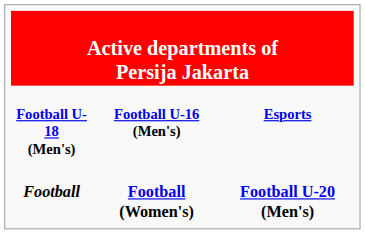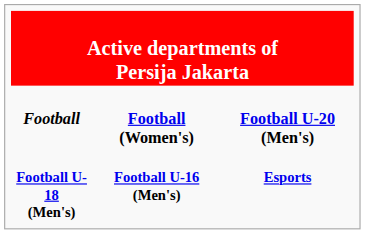rows swapped: (52, 191) <-> (52, 131)
